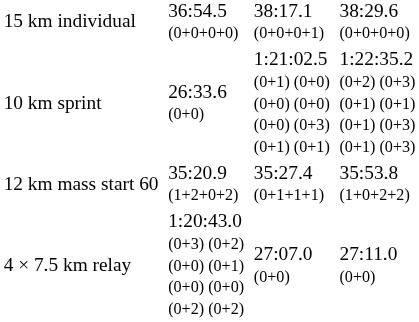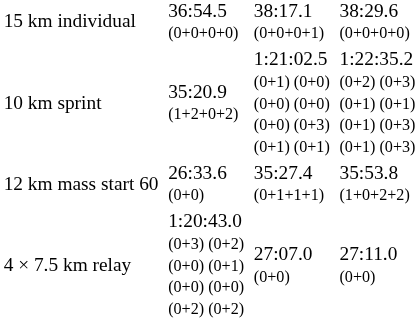(198, 102) 26:33.6 (0+0) -> (203, 102) 35:20.9 (1+2+0+2)
(203, 183) 35:20.9 (1+2+0+2) -> (198, 183) 26:33.6 (0+0)
